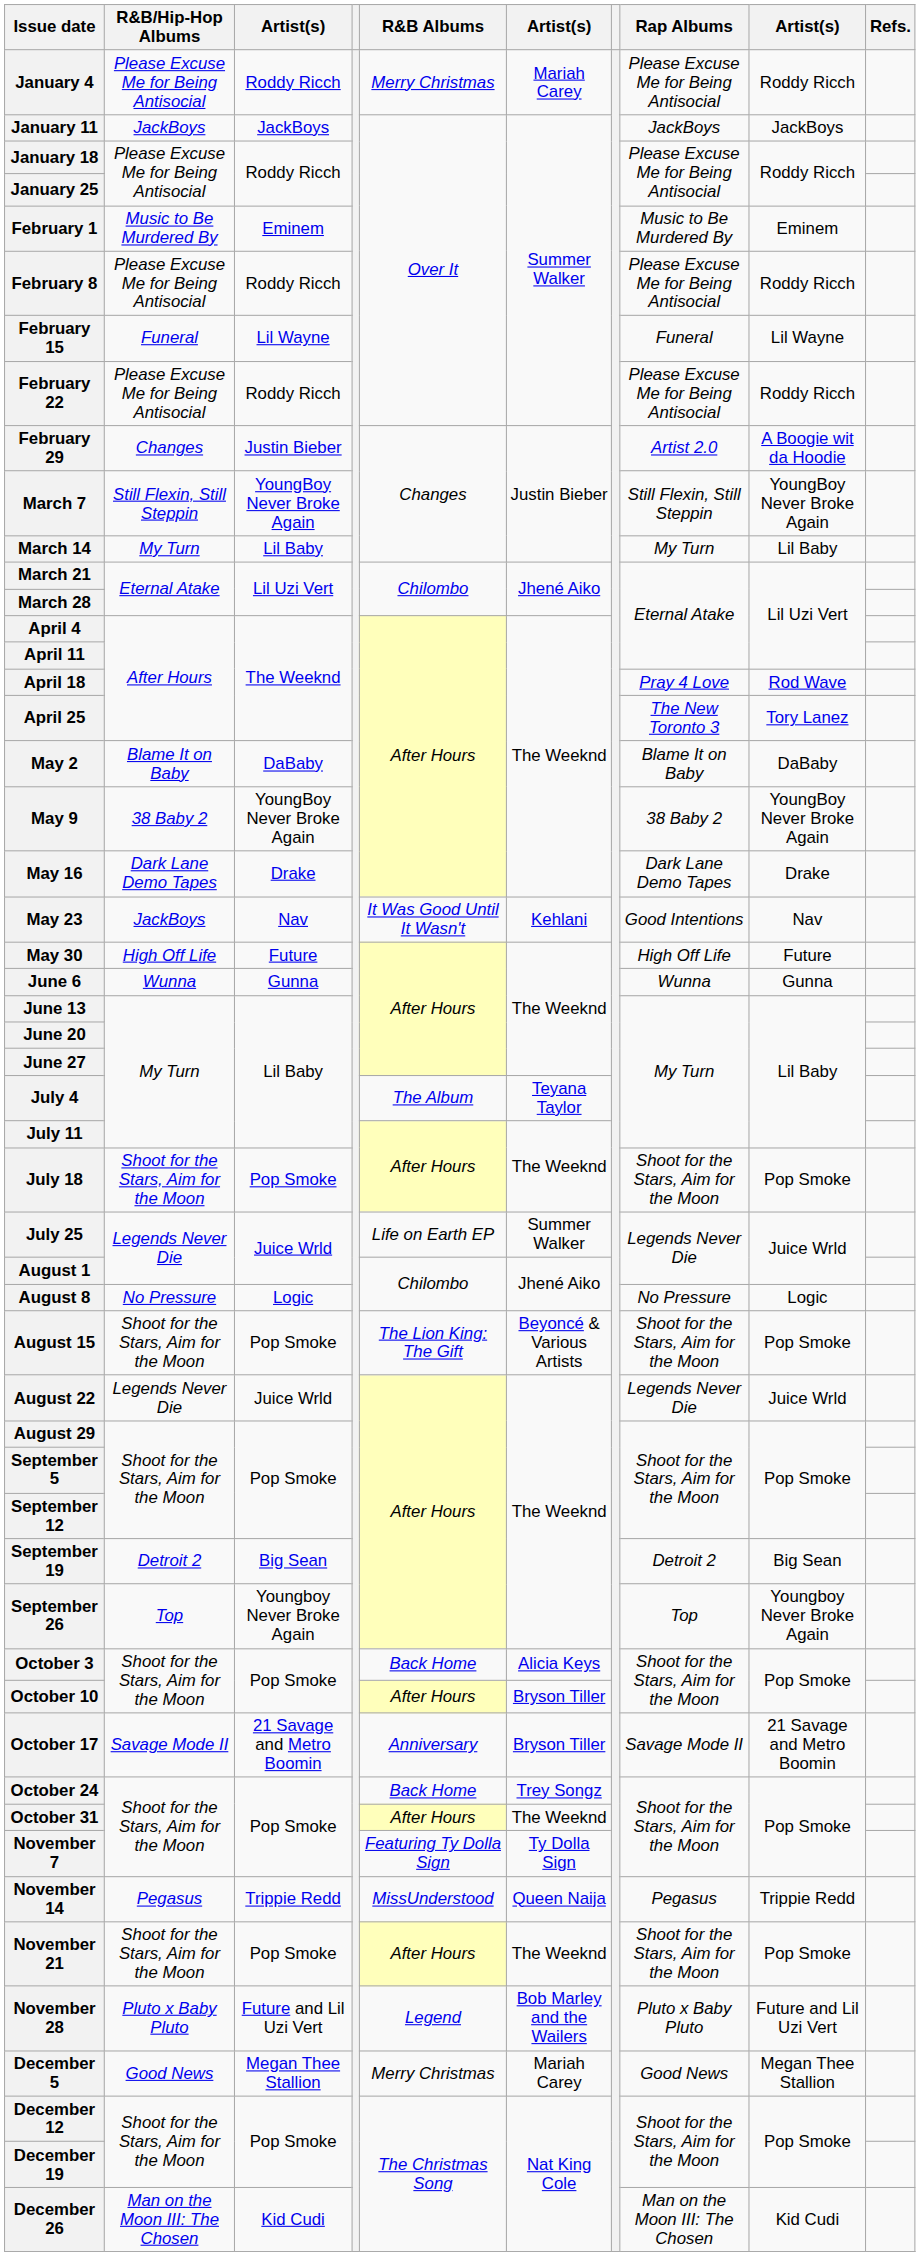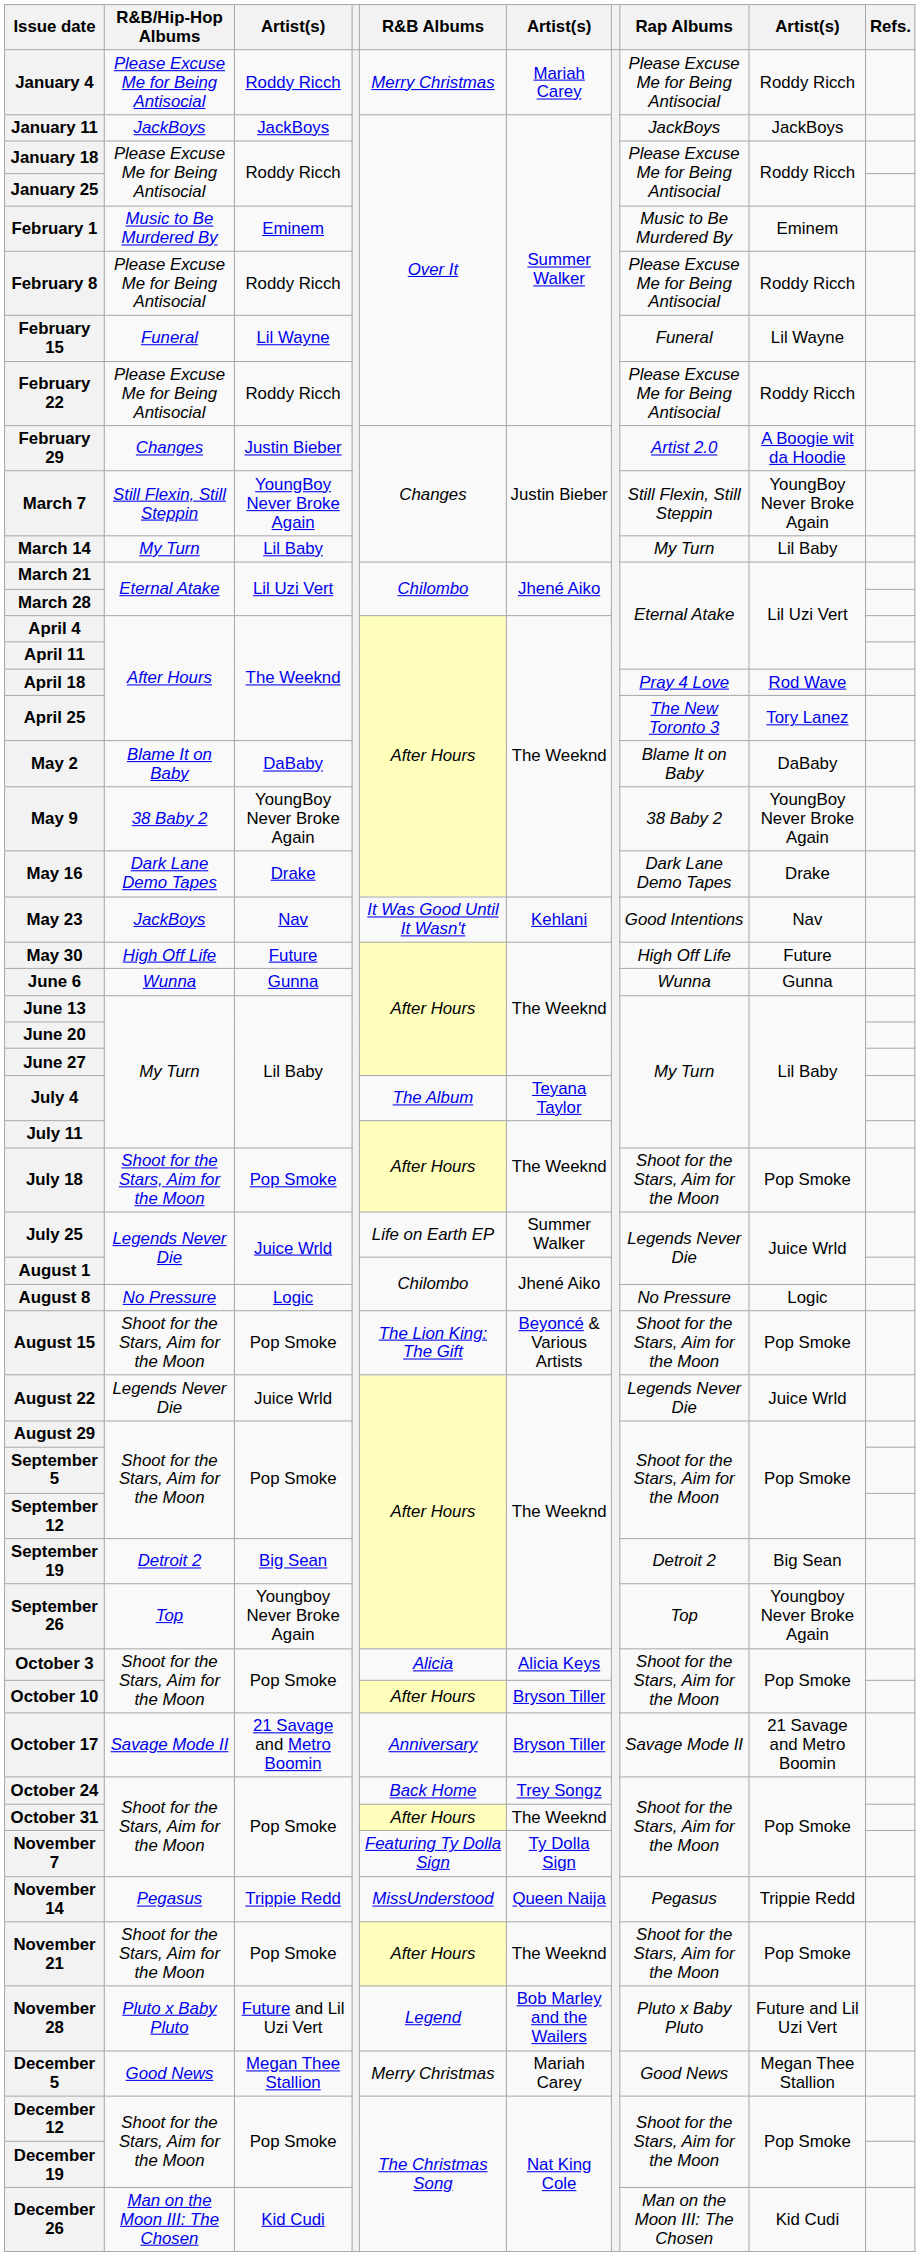(433, 1664) Back Home -> (433, 1664) Alicia
